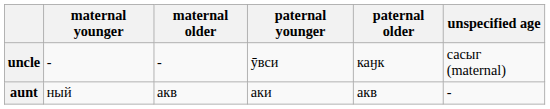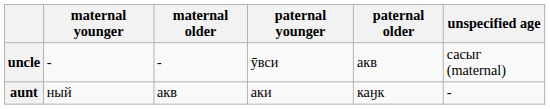(371, 62) каӈк -> (367, 62) акв
(367, 92) акв -> (371, 92) каӈк
